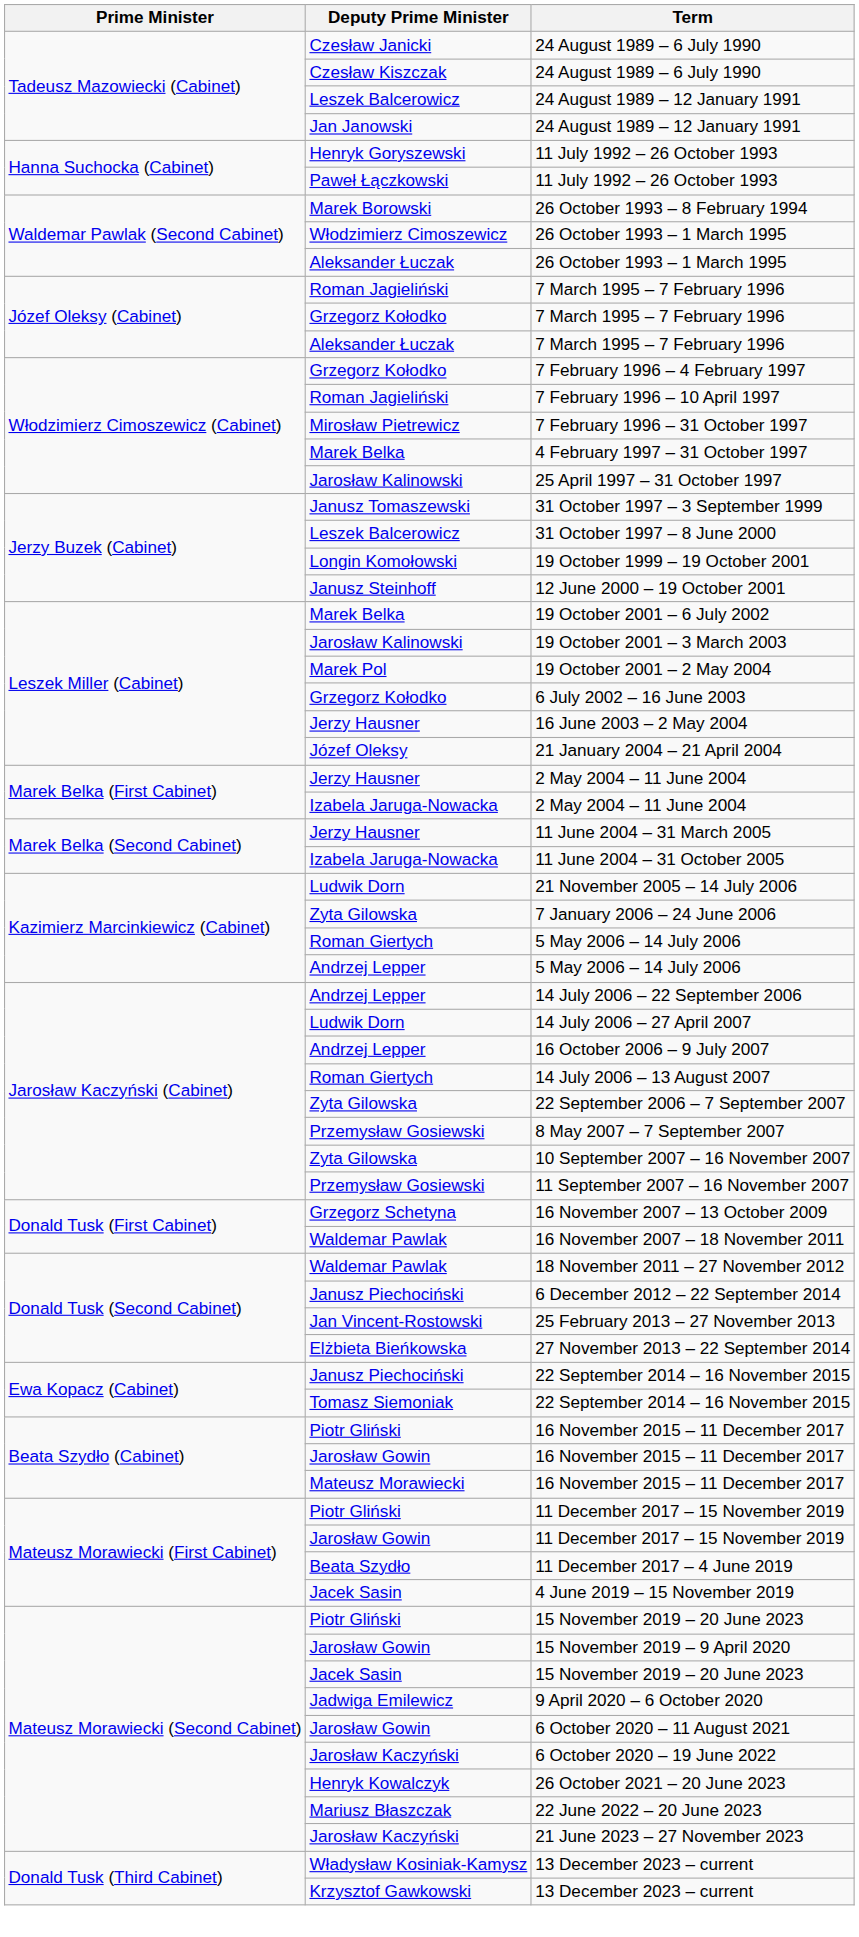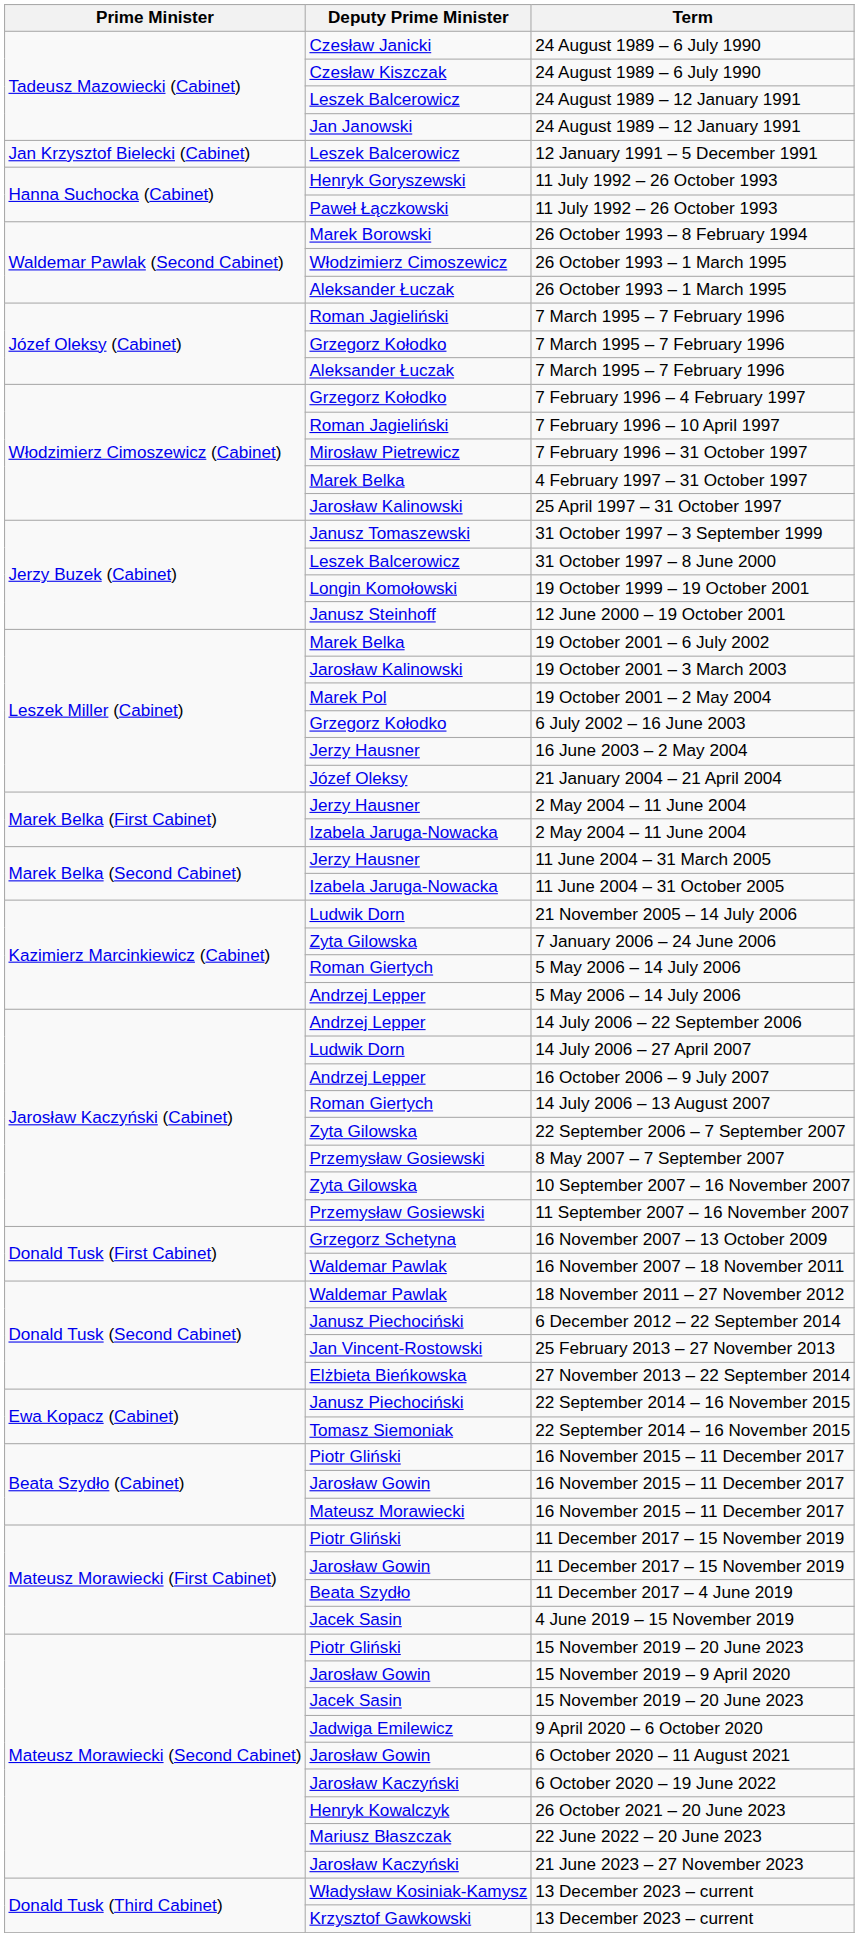+ row: (385, 153)
